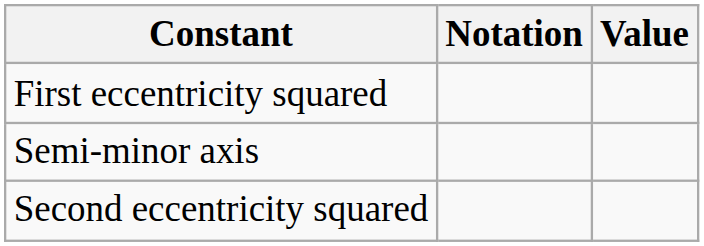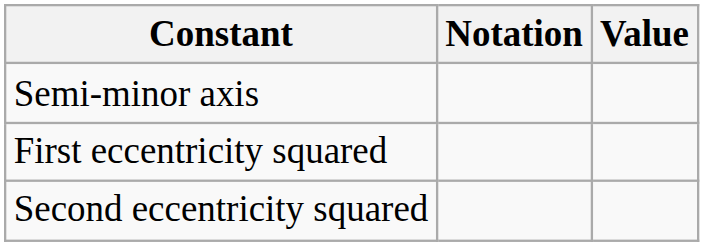rows swapped: (136, 151) <-> (200, 92)
